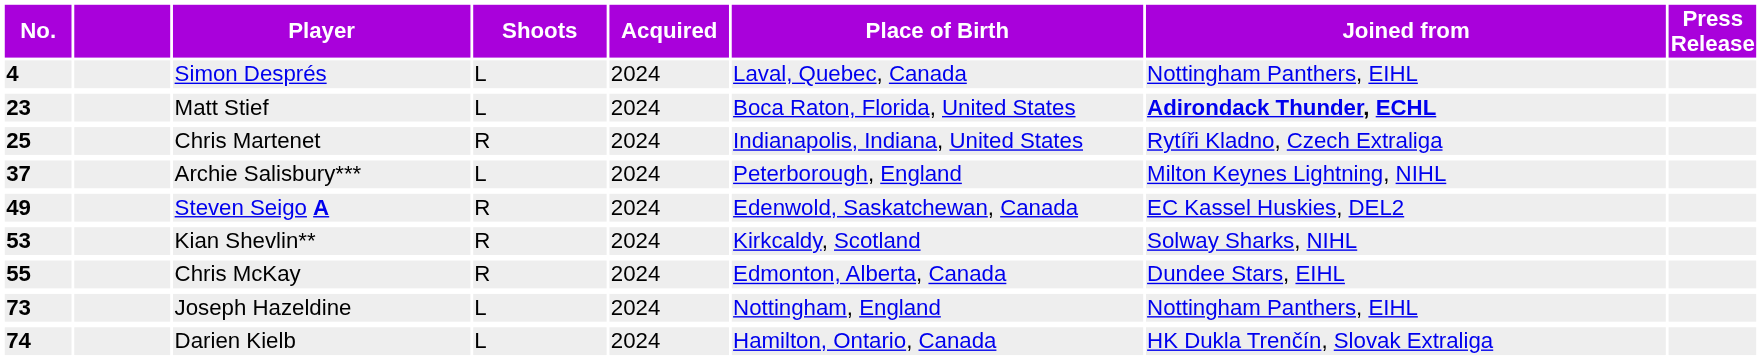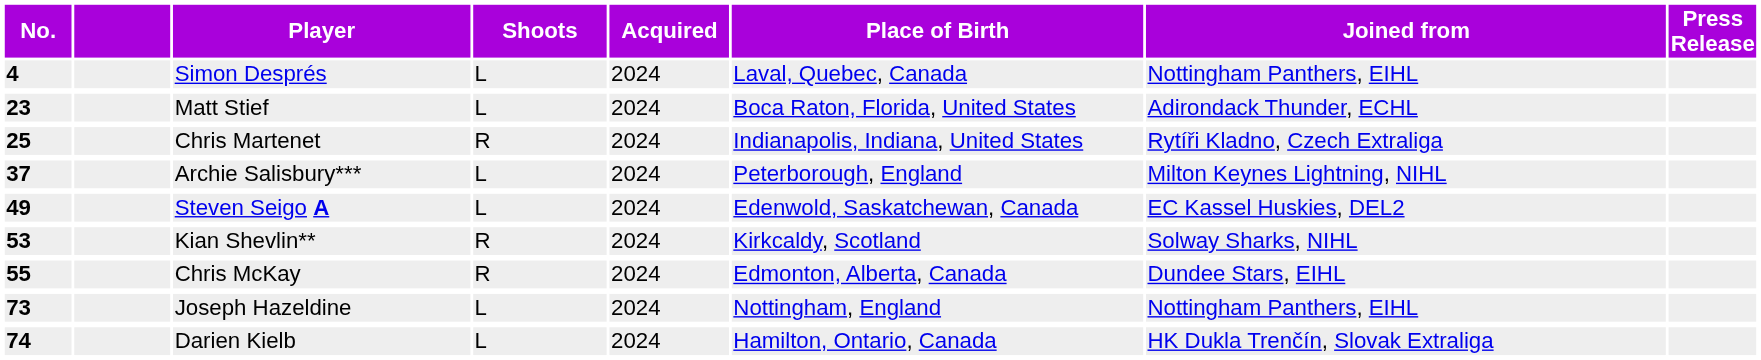(1292, 107) bold -> (1283, 107) normal
(482, 207) R -> (481, 207) L
